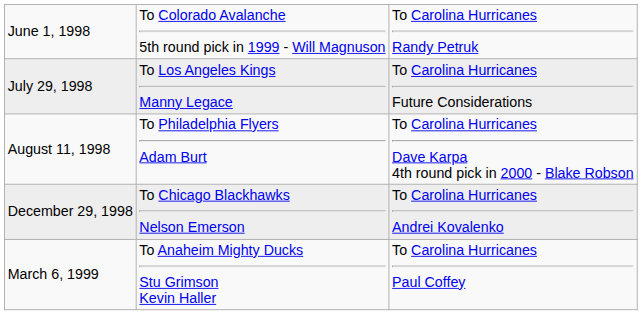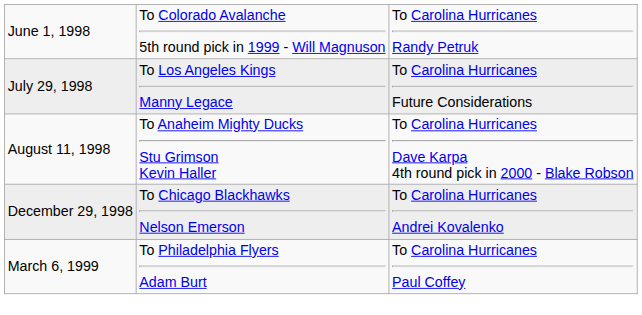(262, 141) To Philadelphia Flyers Adam Burt -> (262, 149) To Anaheim Mighty Ducks Stu Grimson Kevin Haller
(262, 274) To Anaheim Mighty Ducks Stu Grimson Kevin Haller -> (262, 266) To Philadelphia Flyers Adam Burt
